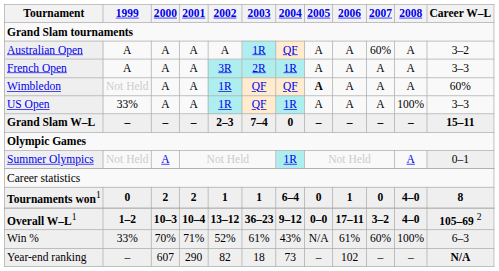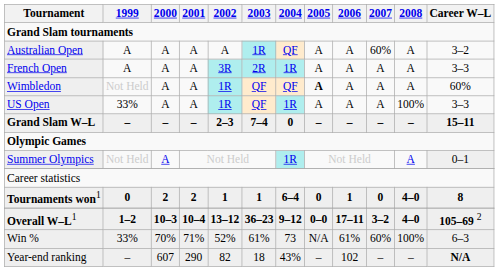(290, 239) 43% -> (290, 239) 73
(290, 257) 73 -> (290, 257) 43%
